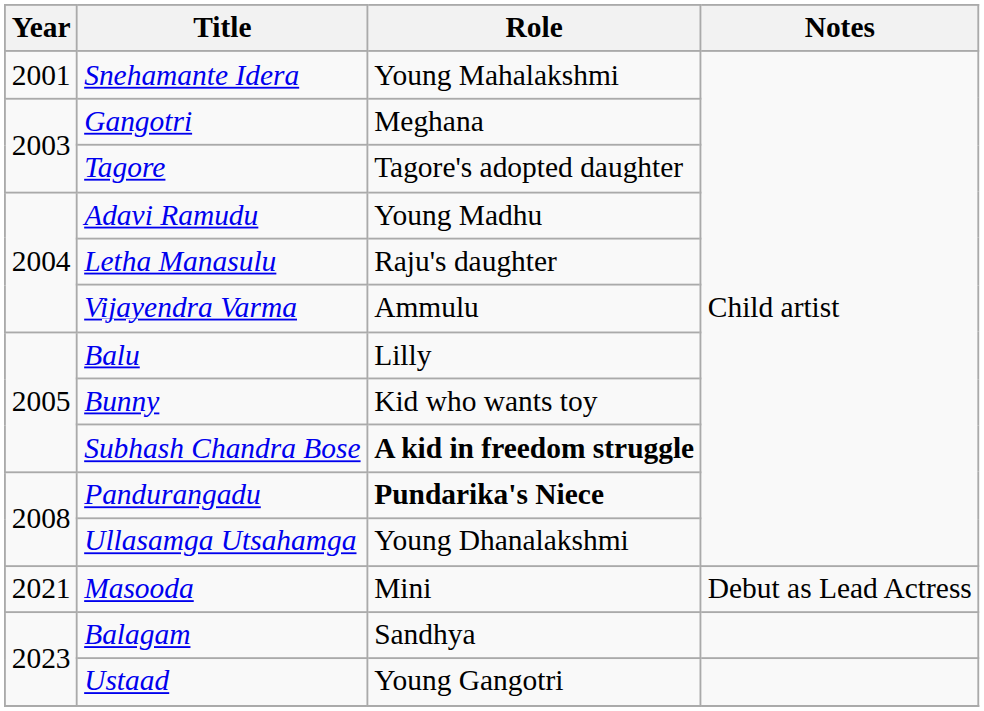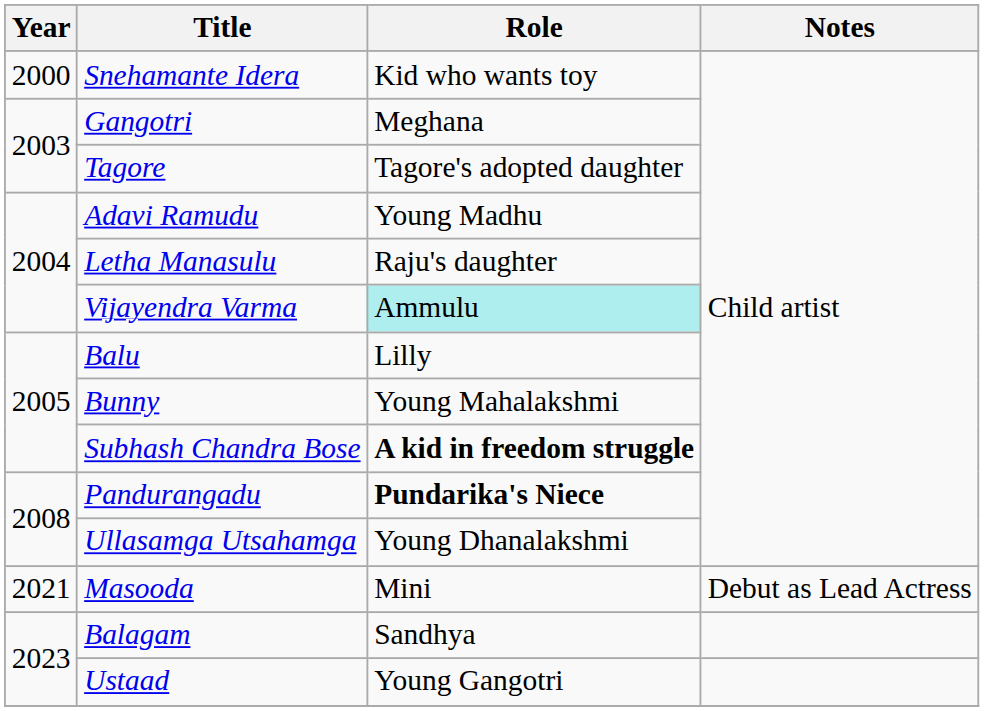(41, 74) 2001 -> (41, 74) 2000
(497, 74) Young Mahalakshmi -> (486, 74) Kid who wants toy
(426, 307) no background -> (426, 307) paleturquoise background
(486, 401) Kid who wants toy -> (497, 401) Young Mahalakshmi
